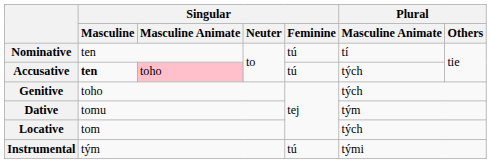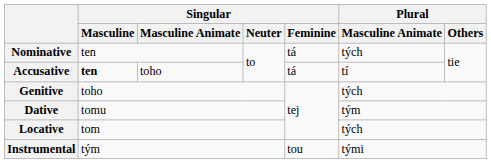(292, 52) tú -> (292, 52) tá
(345, 52) tí -> (352, 52) tých
(151, 71) pink background -> (151, 71) no background
(292, 71) tú -> (292, 71) tá
(352, 71) tých -> (345, 71) tí
(292, 149) tú -> (295, 149) tou
